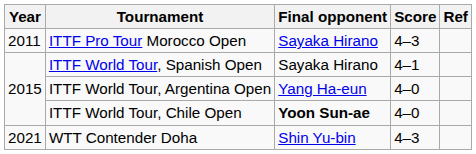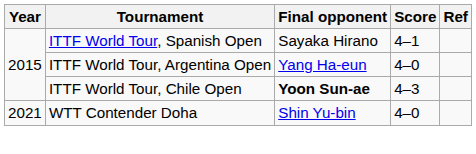- row: (148, 41)
(407, 113) 4–0 -> (407, 89) 4–3
(407, 137) 4–3 -> (407, 113) 4–0
